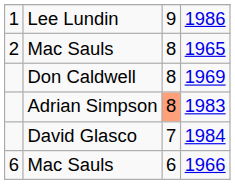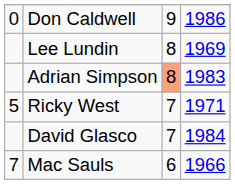(14, 19) 1 -> (14, 19) 0
(73, 19) Lee Lundin -> (82, 19) Don Caldwell
- row: (205, 48)
(82, 77) Don Caldwell -> (73, 48) Lee Lundin
+ row: (205, 106)
(14, 164) 6 -> (14, 164) 7
